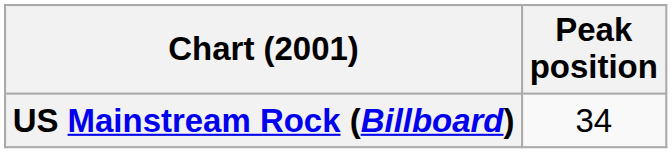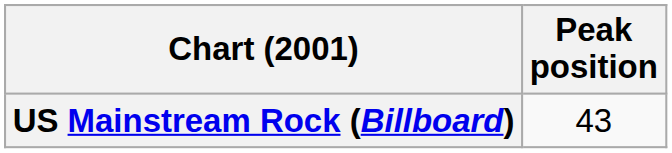(594, 119) 34 -> (594, 119) 43
